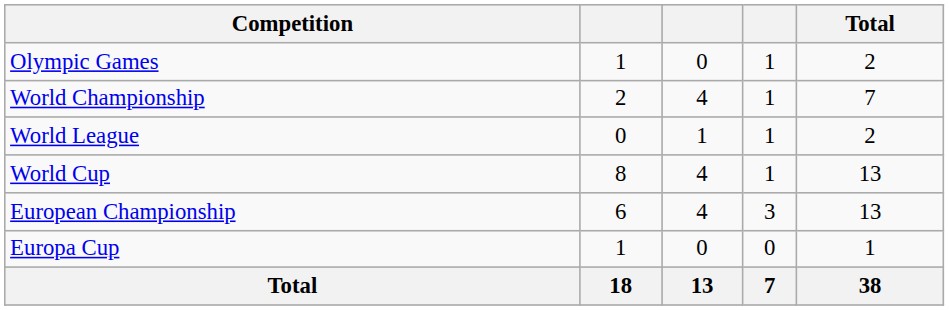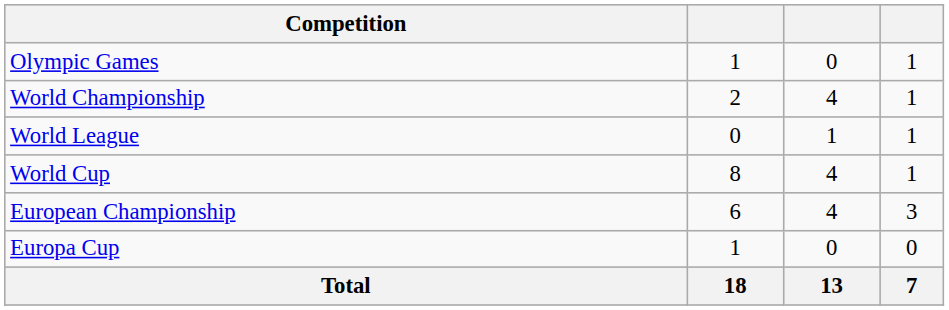- column: (870, 23)
